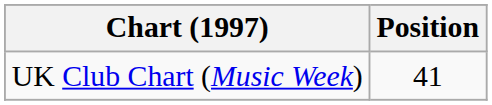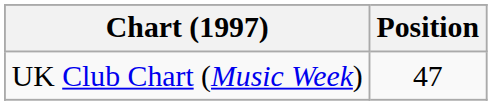(428, 75) 41 -> (428, 75) 47
